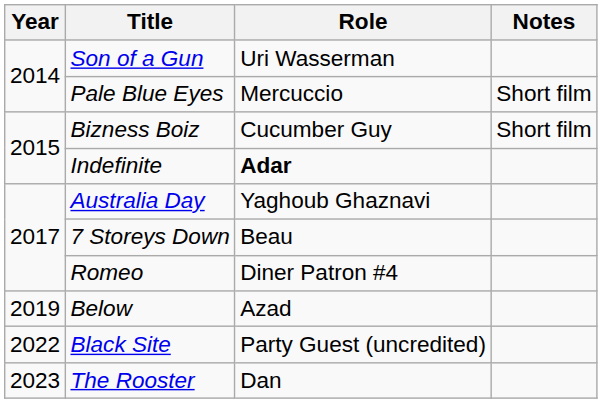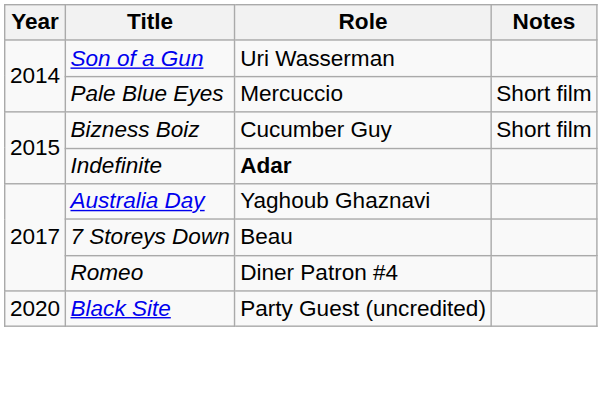- row: (101, 308)
(35, 344) 2022 -> (35, 308) 2020
- row: (133, 380)
